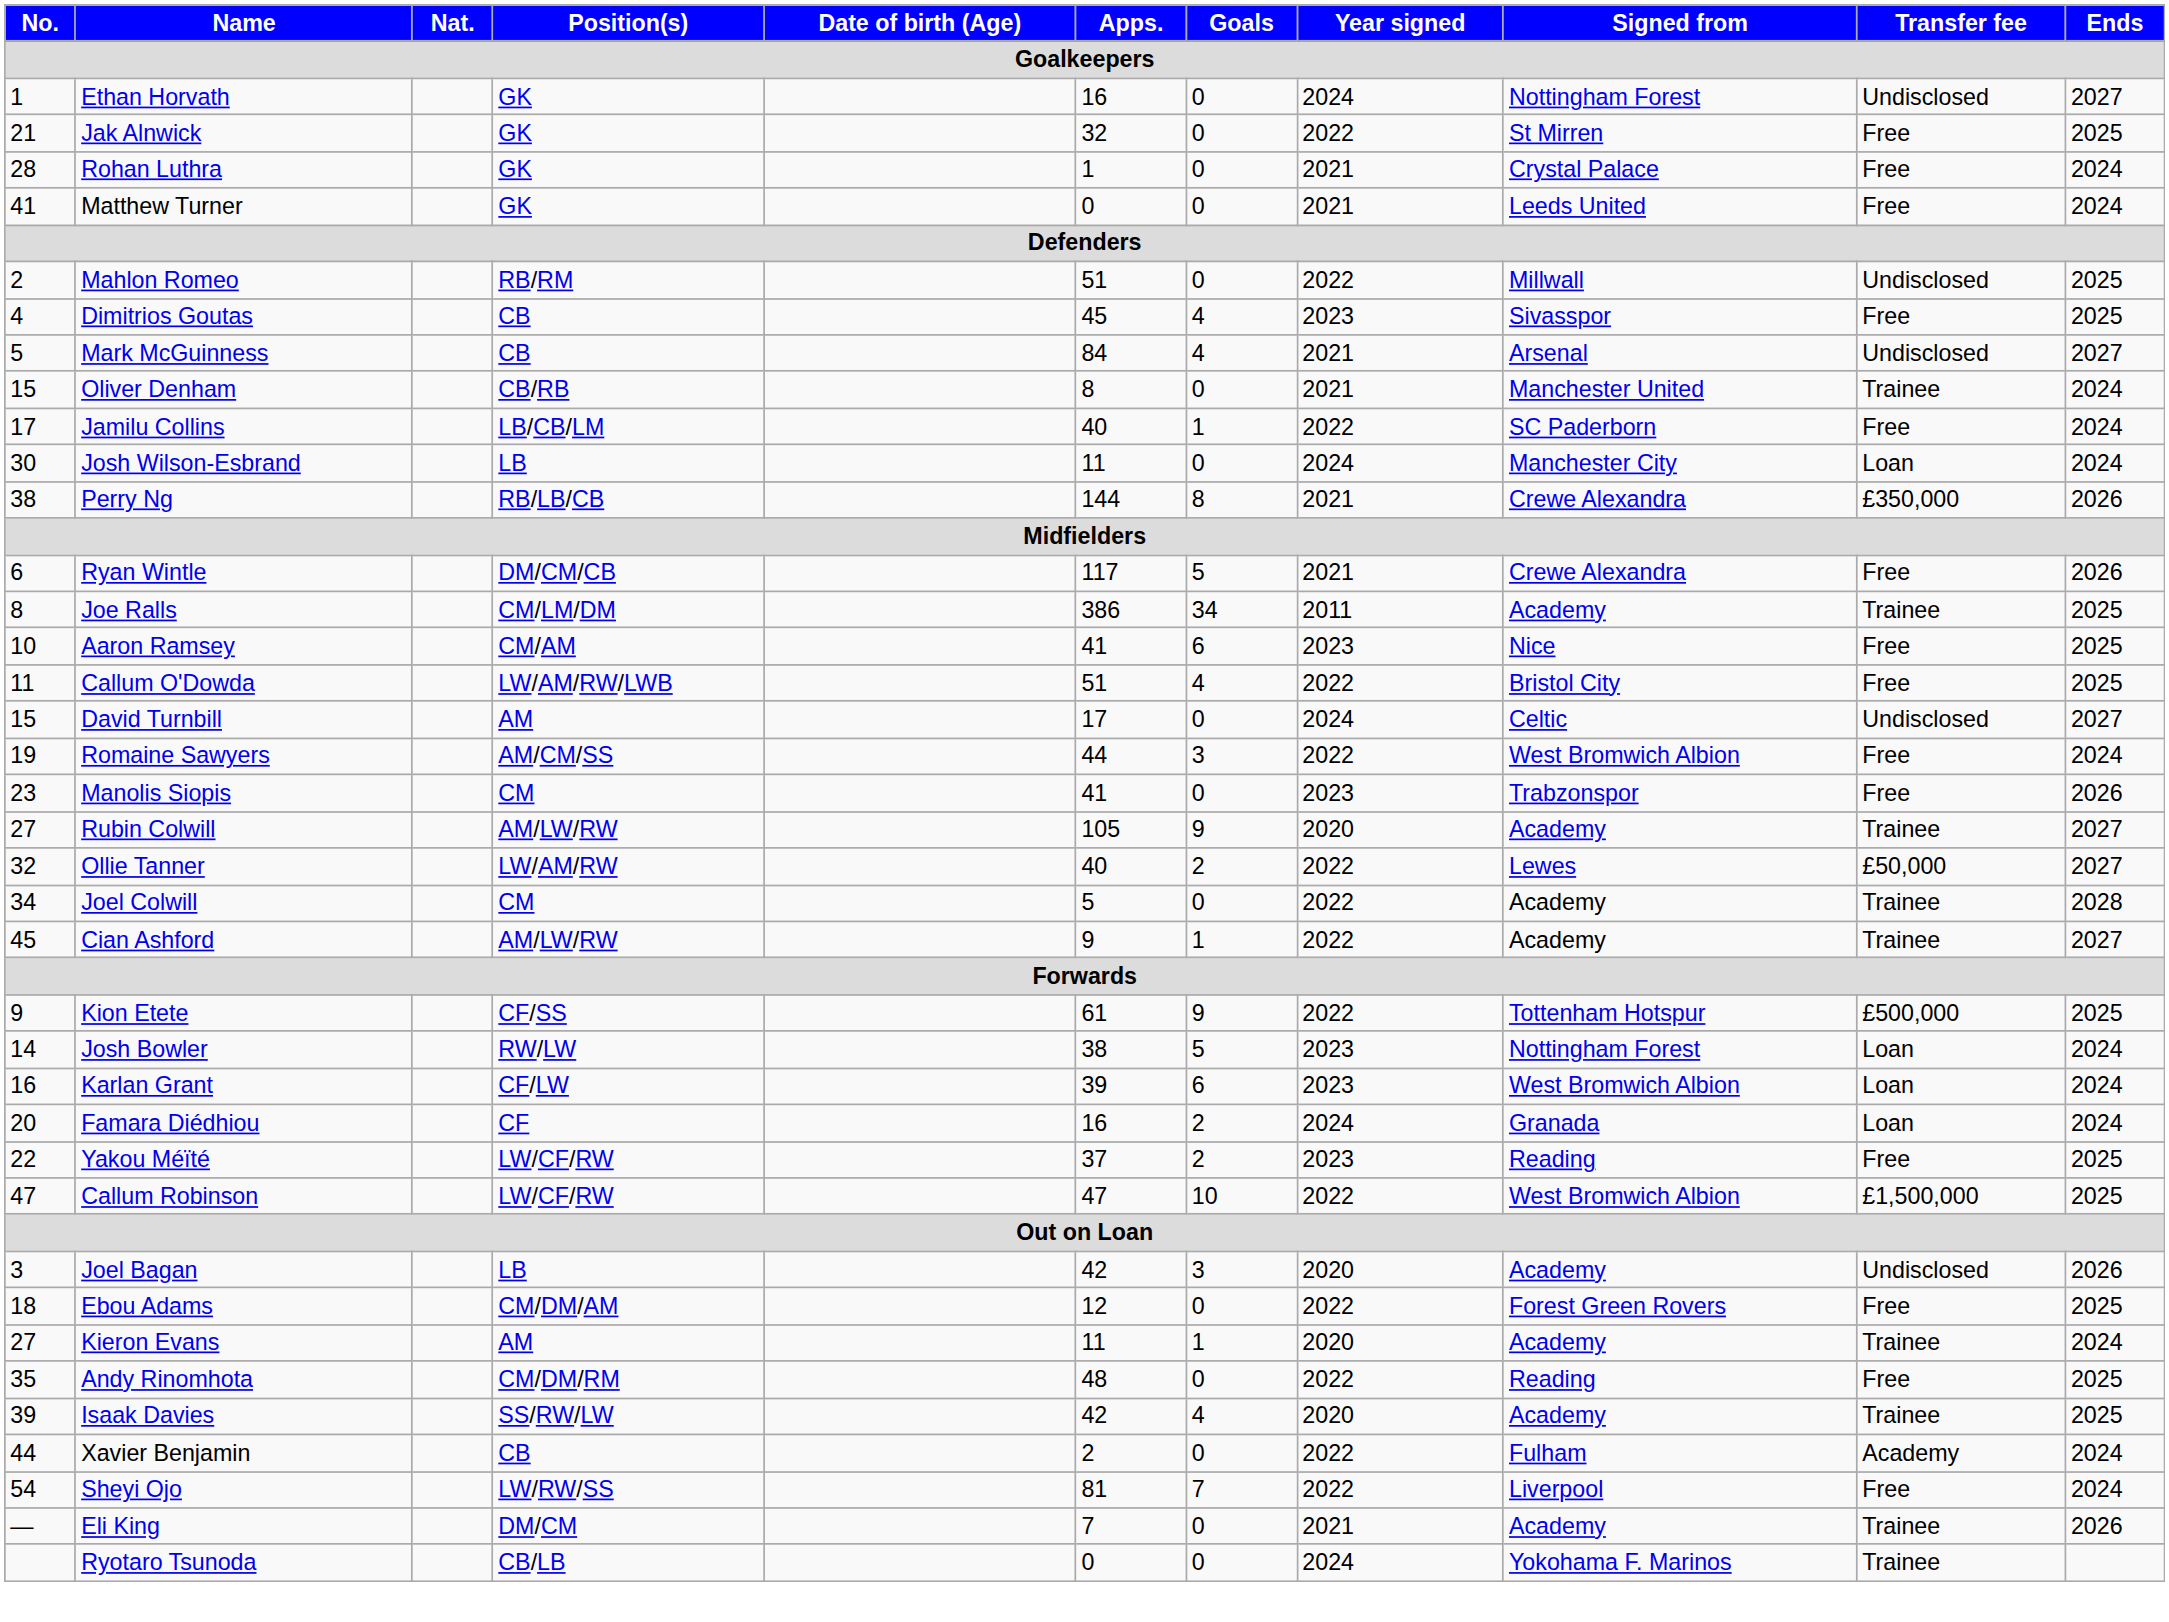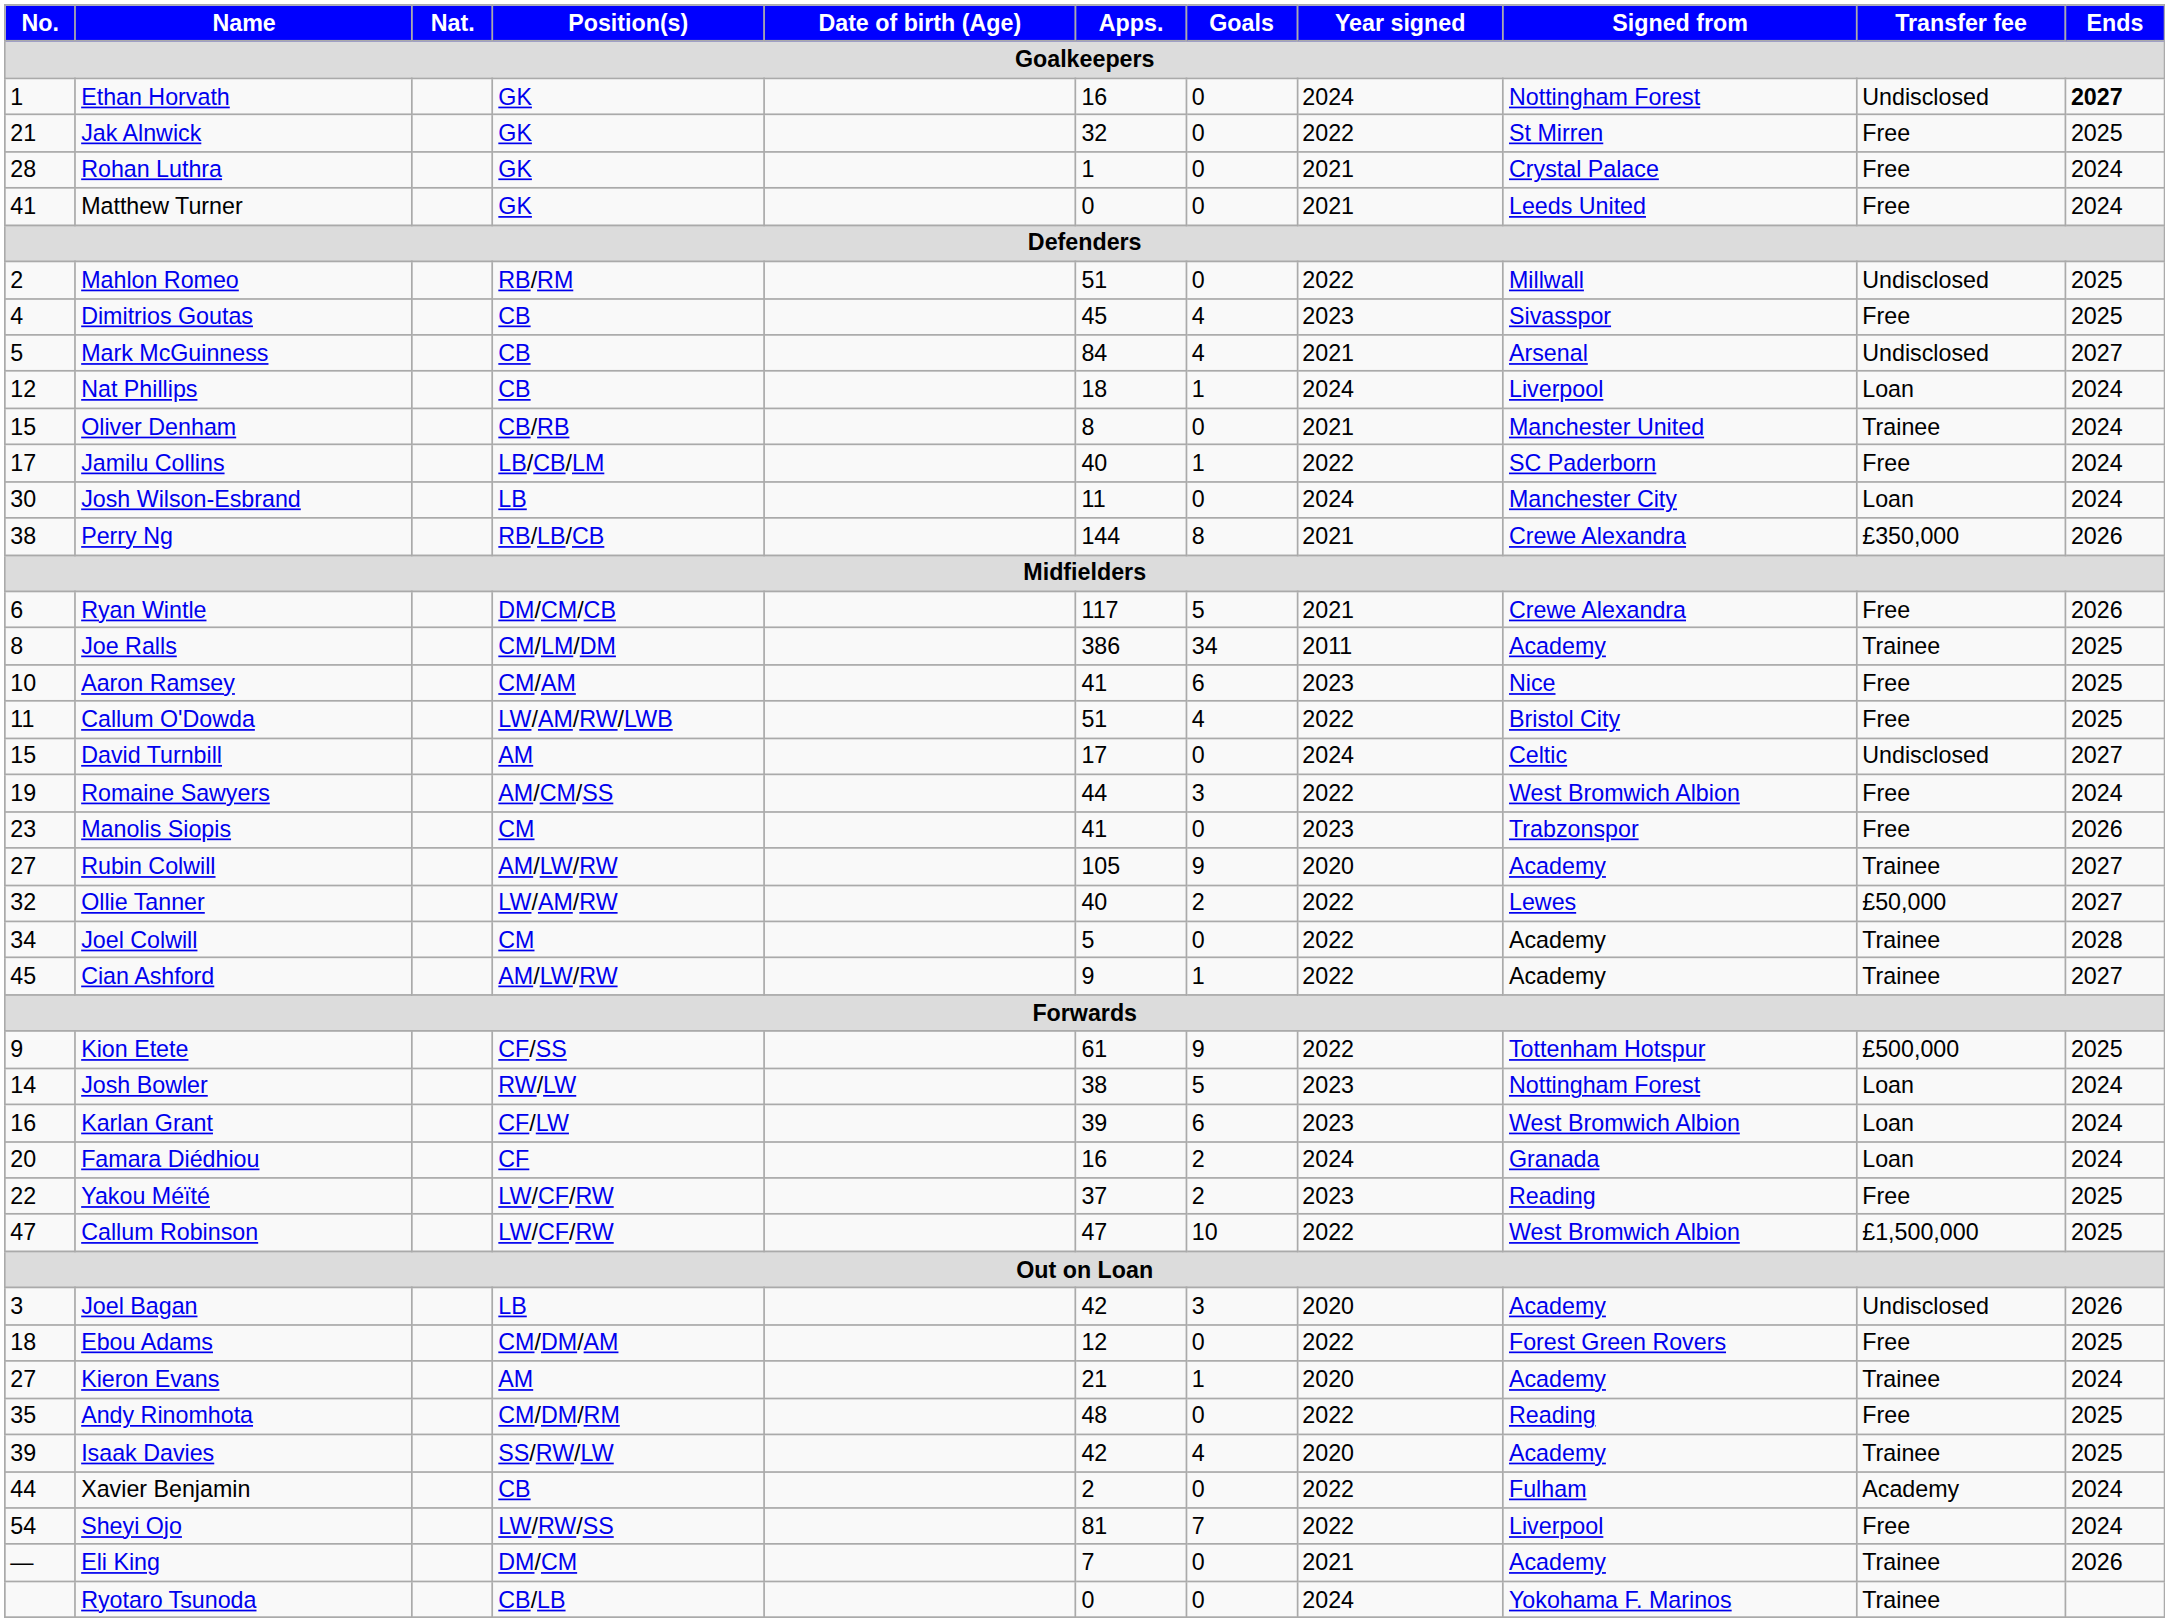(2097, 96) normal -> (2097, 96) bold
+ row: (139, 389)
(1094, 1342) 11 -> (1094, 1379) 21
